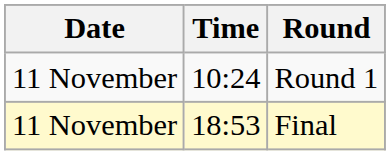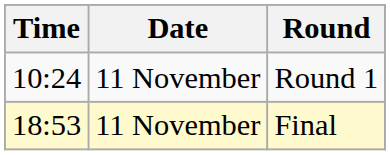columns swapped: (95, 28) <-> (226, 28)
